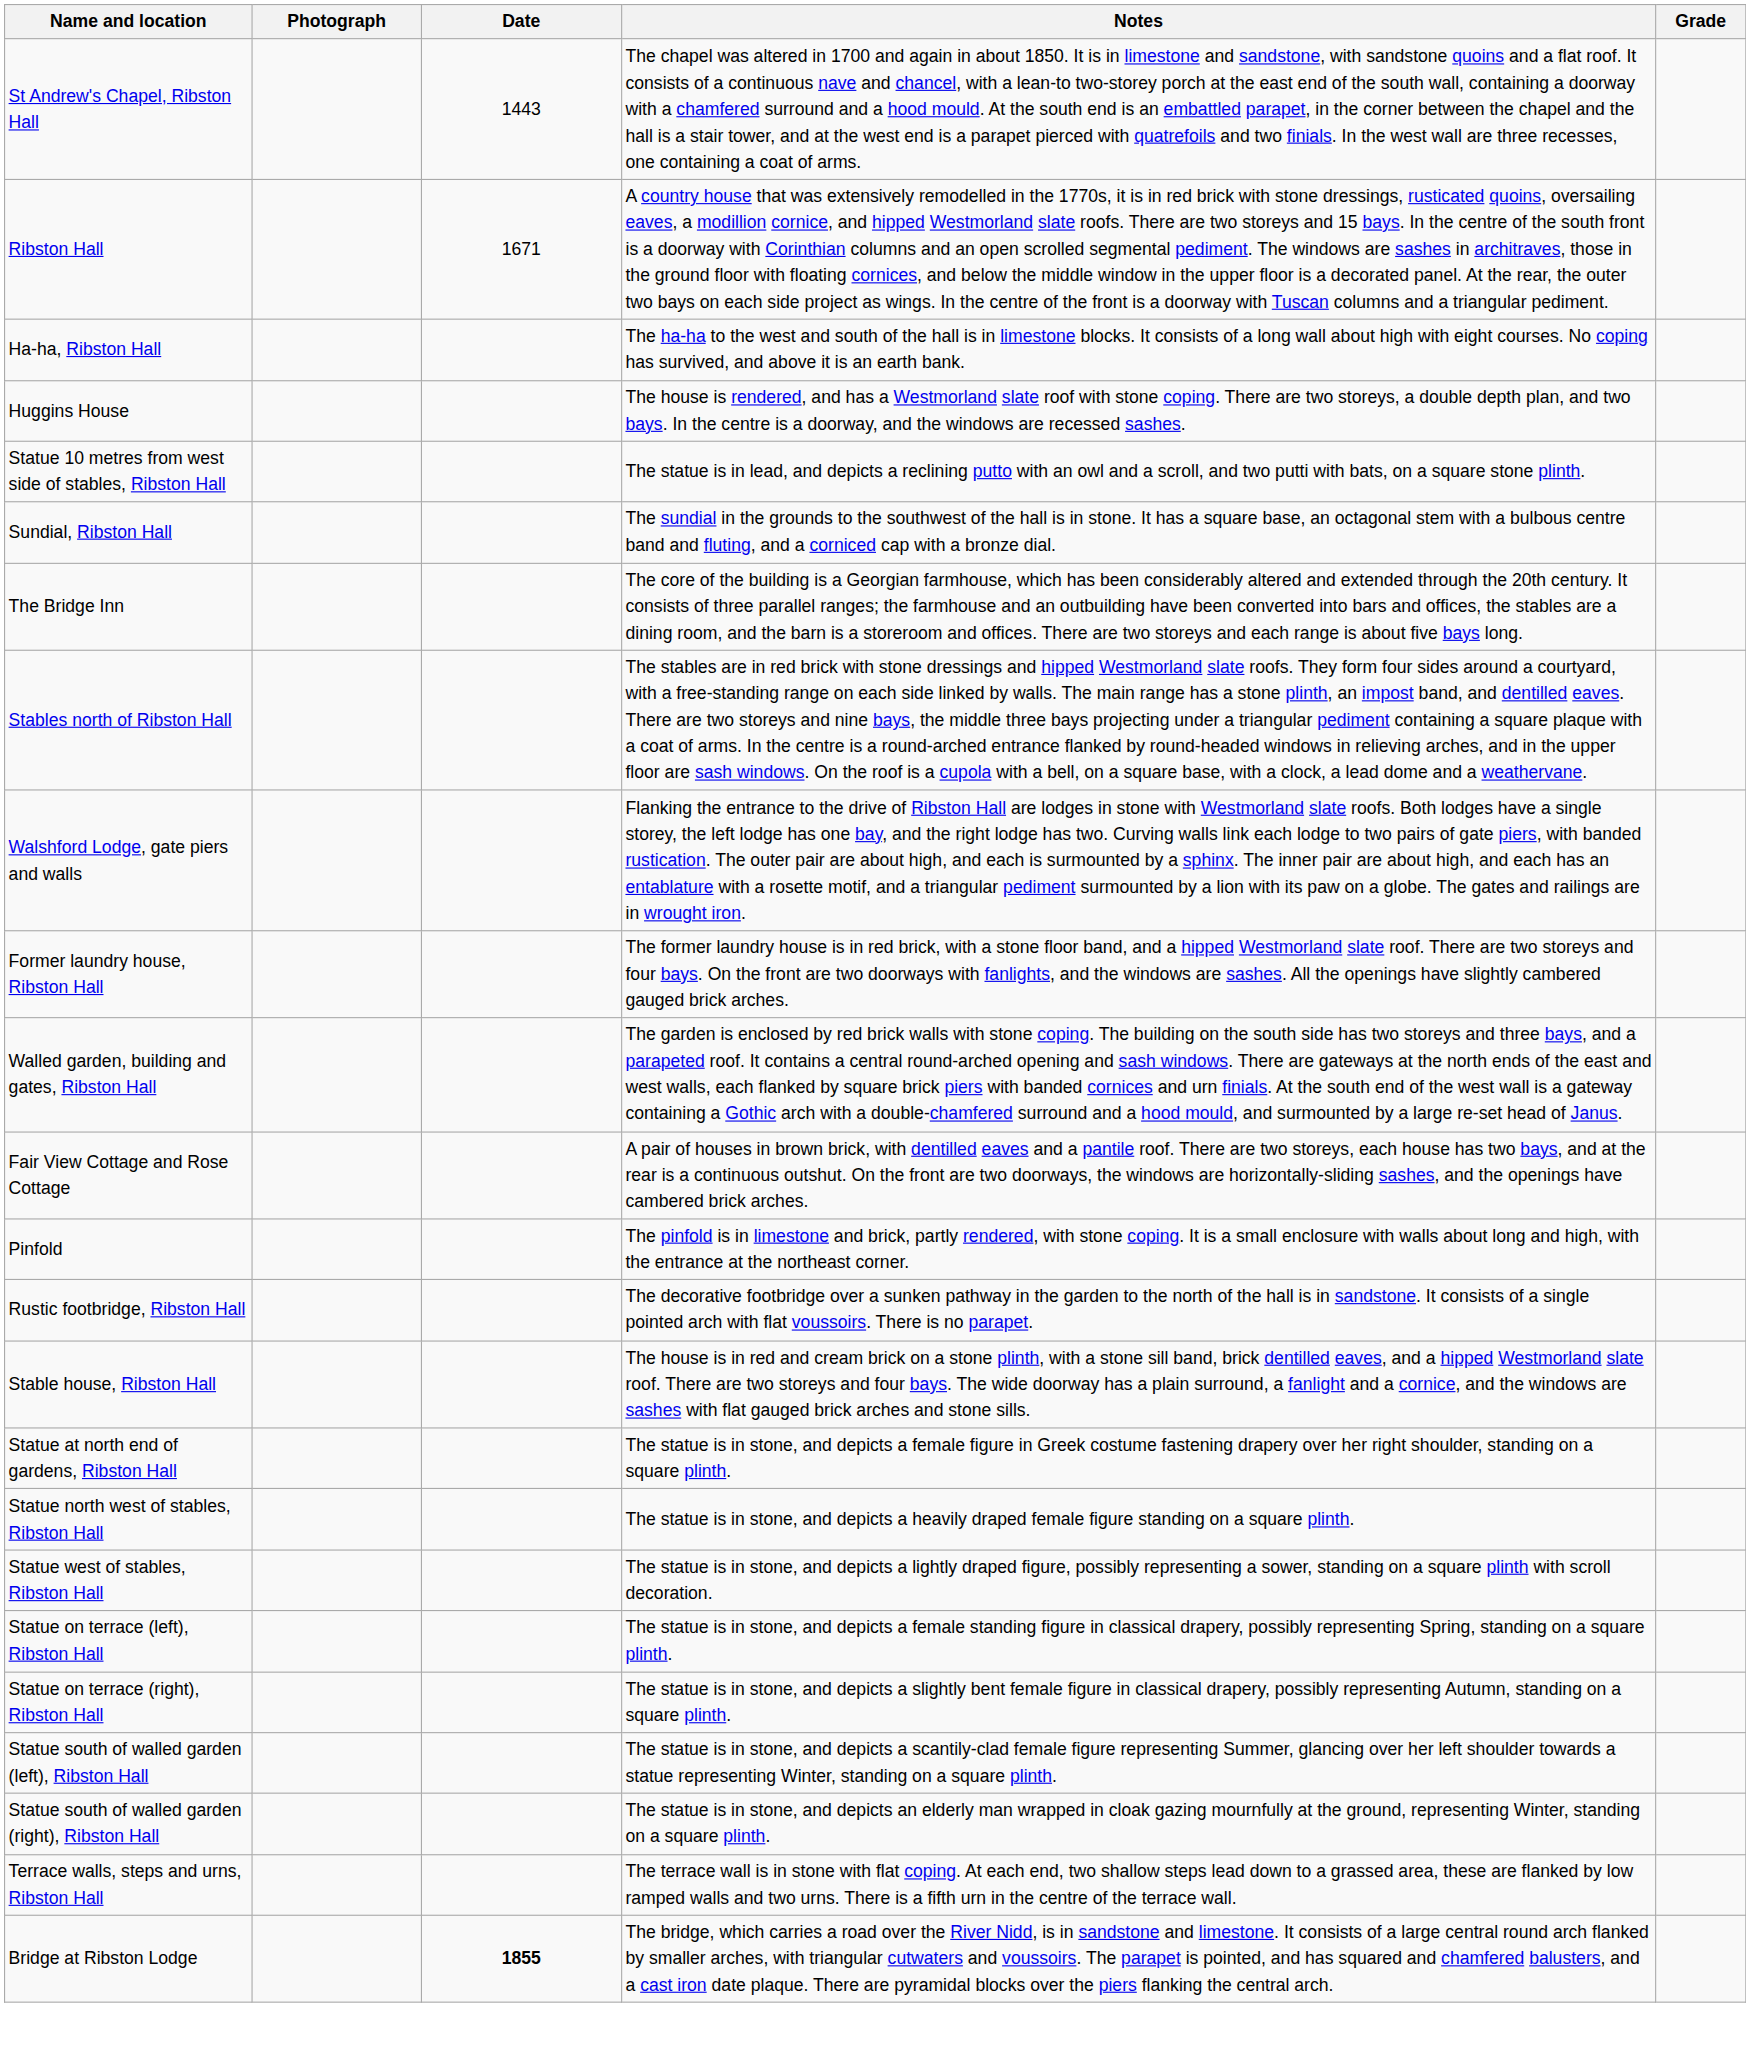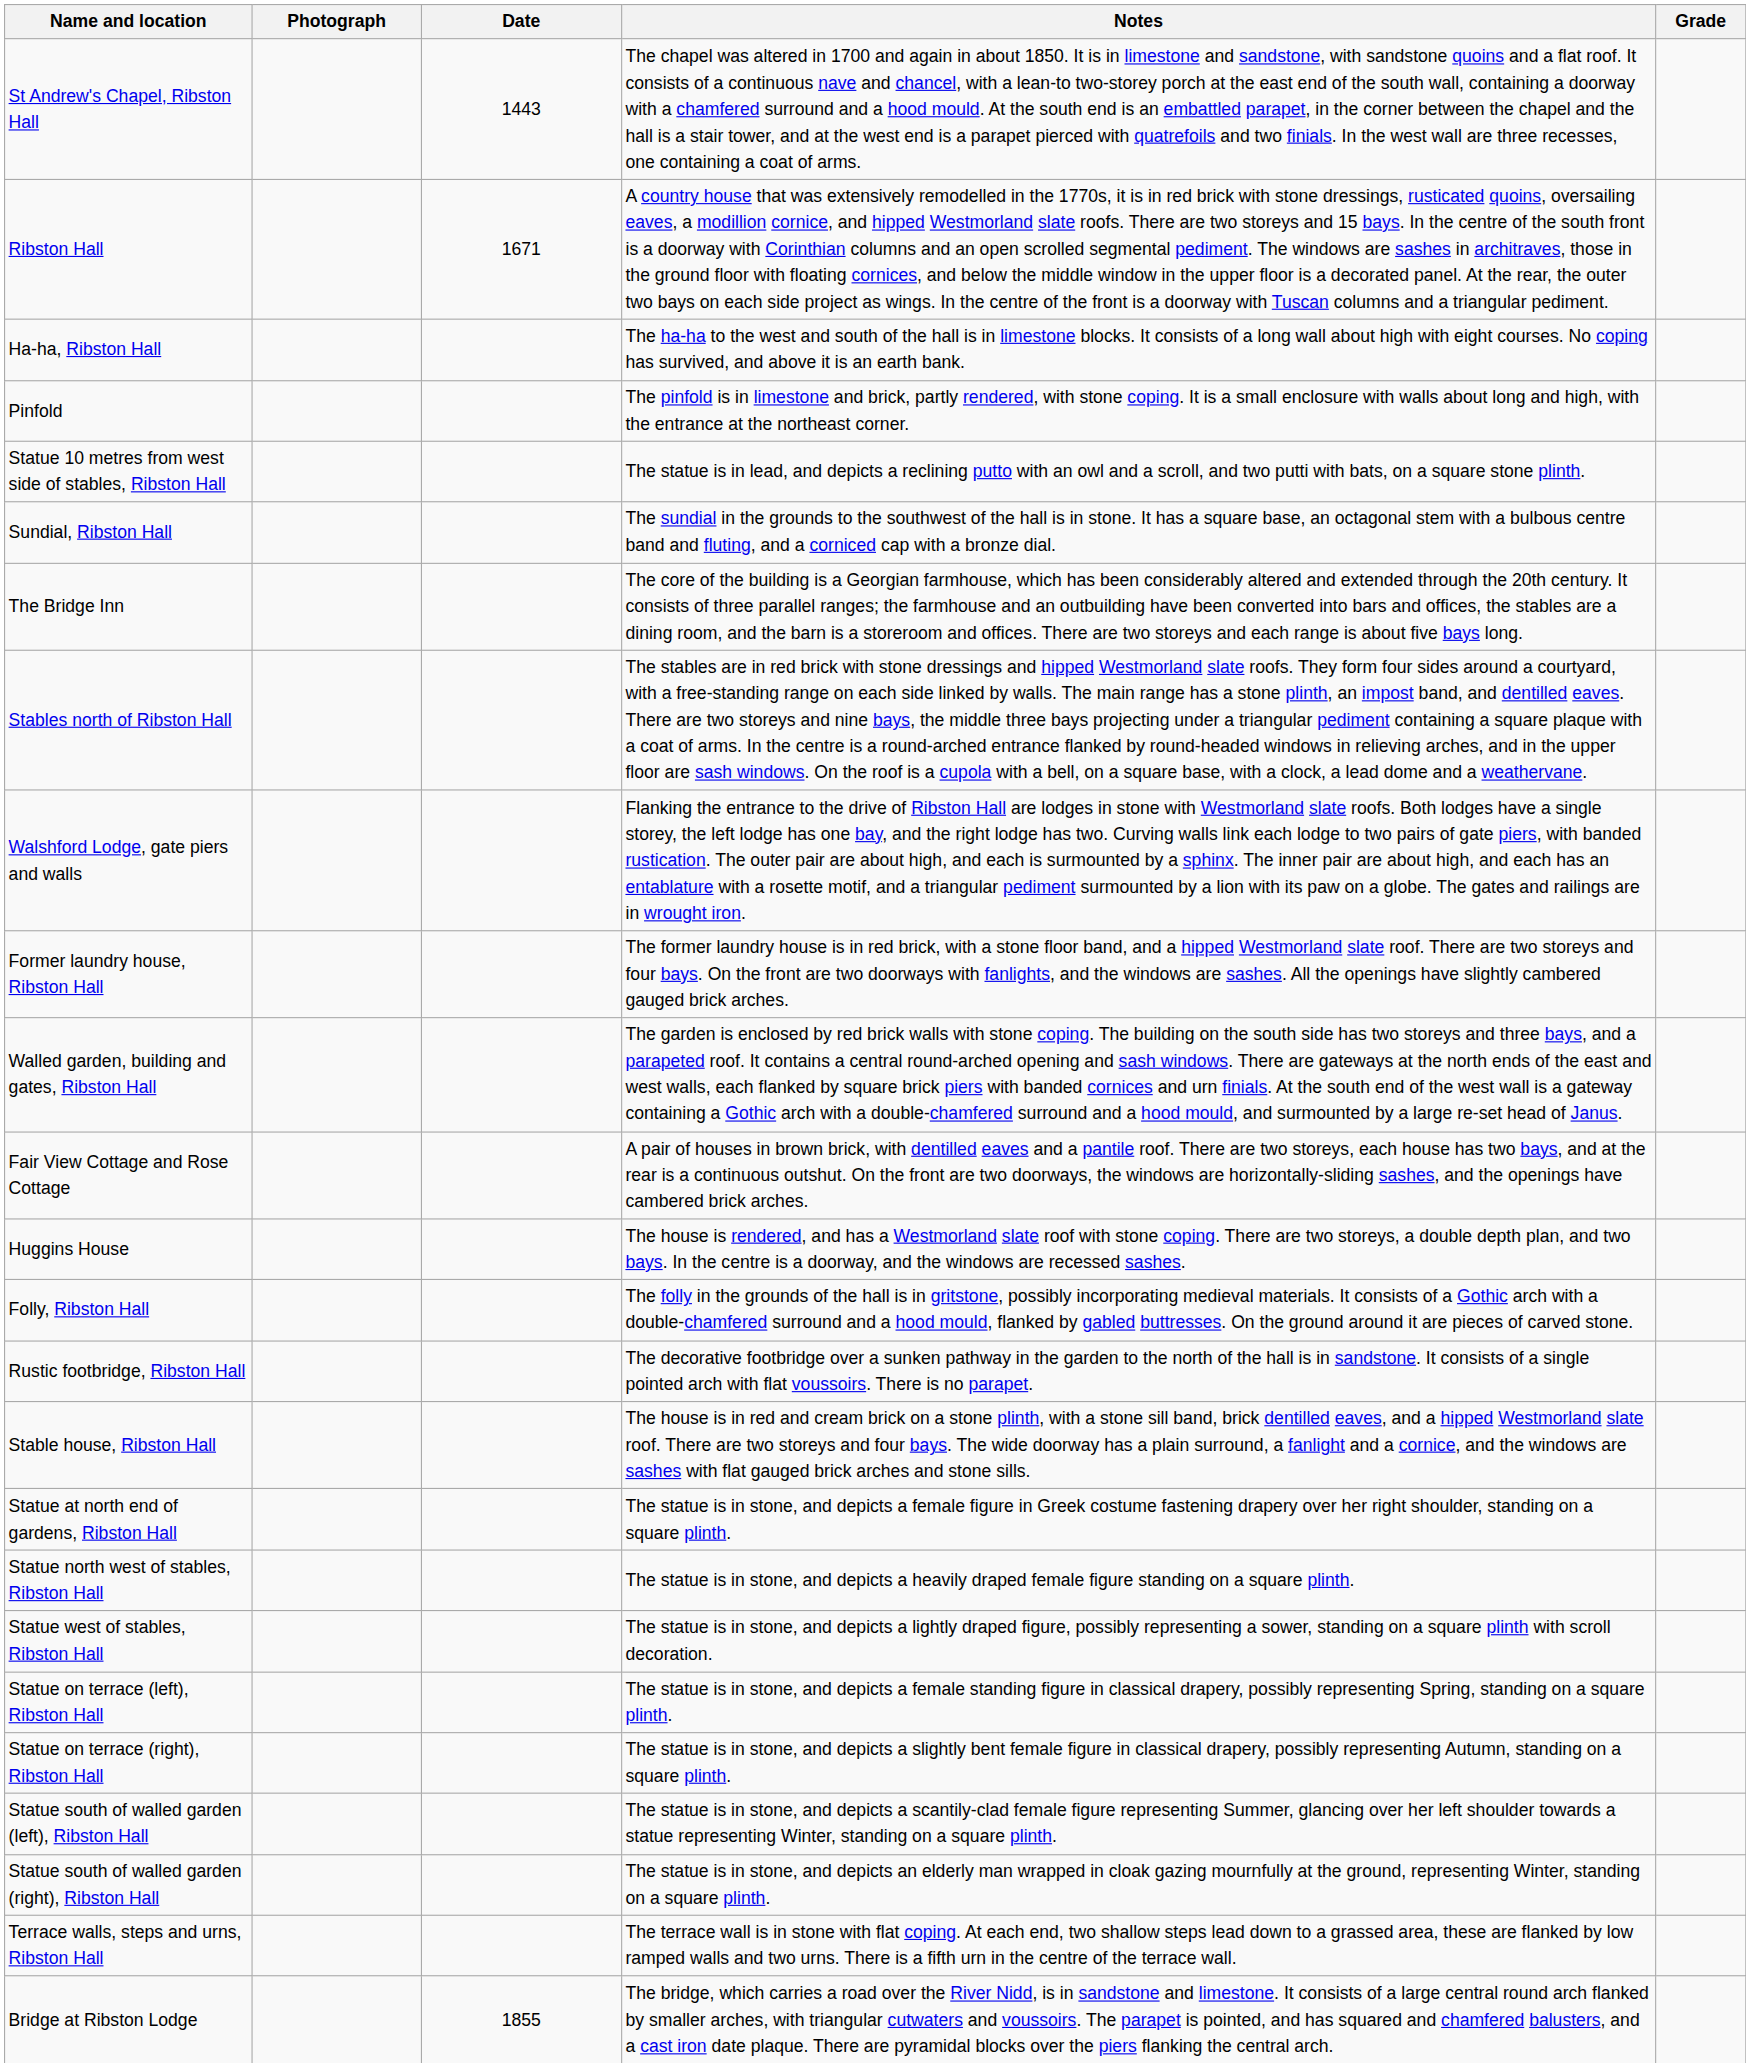rows swapped: (36, 1249) <-> (69, 410)
+ row: (79, 1310)
(521, 1958) bold -> (521, 2019) normal
